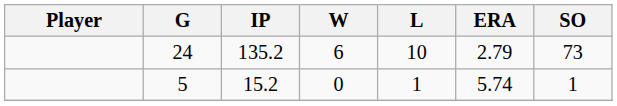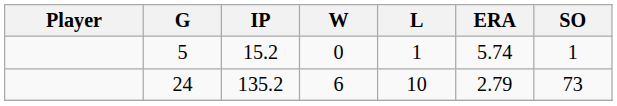rows swapped: (182, 52) <-> (182, 84)
